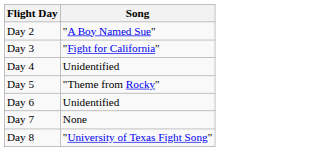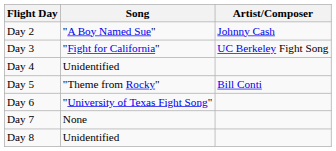+ column: (273, 13)
(91, 102) Unidentified -> (138, 102) "University of Texas Fight Song"
(138, 137) "University of Texas Fight Song" -> (91, 137) Unidentified
